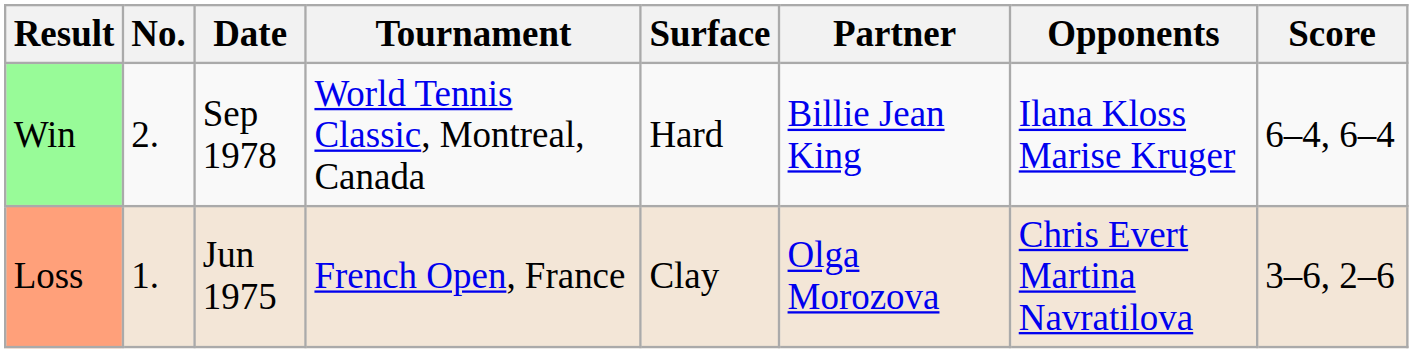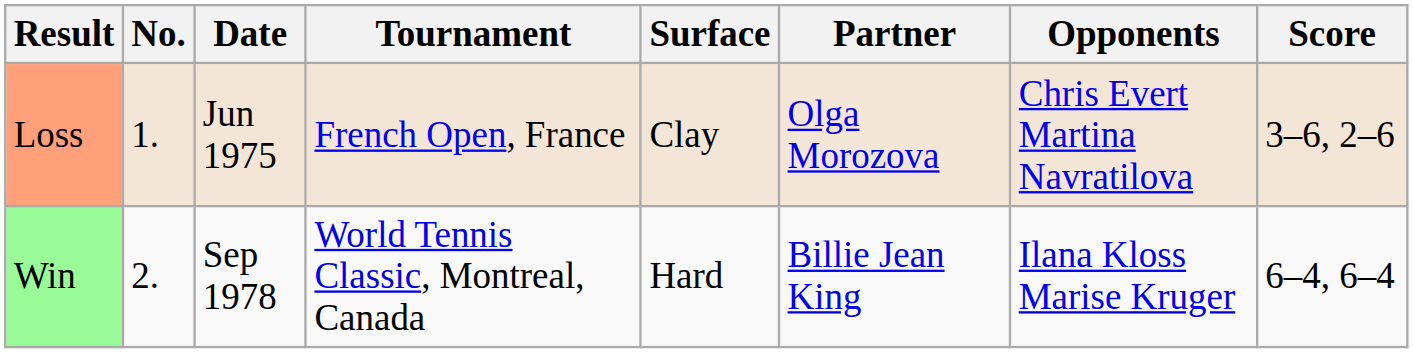rows swapped: (49, 275) <-> (45, 134)
